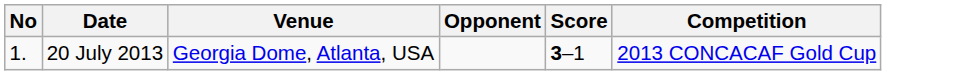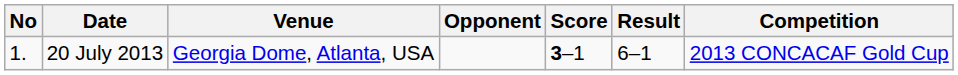+ column: (649, 21)
